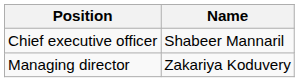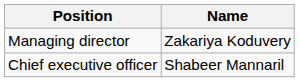rows swapped: (83, 40) <-> (69, 64)
